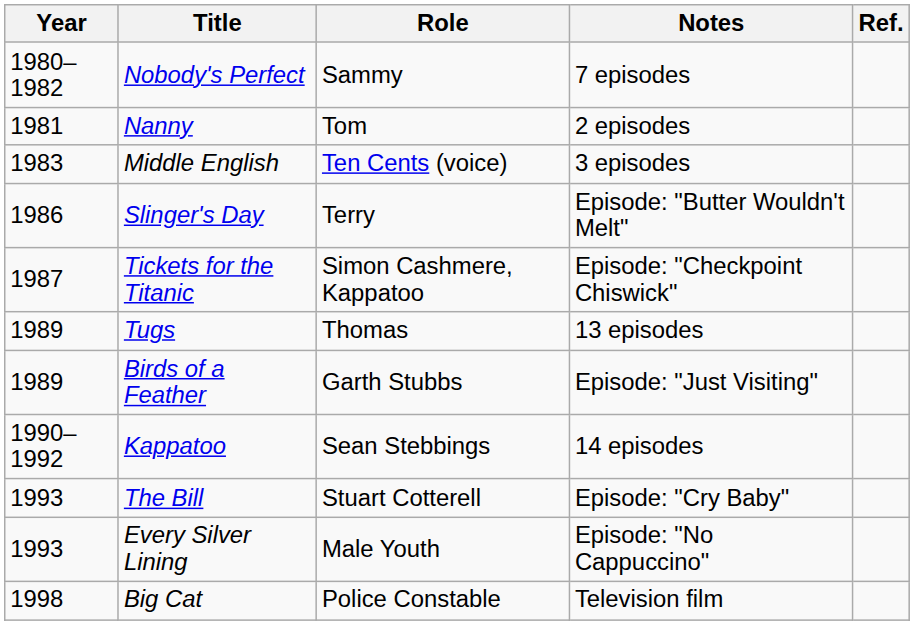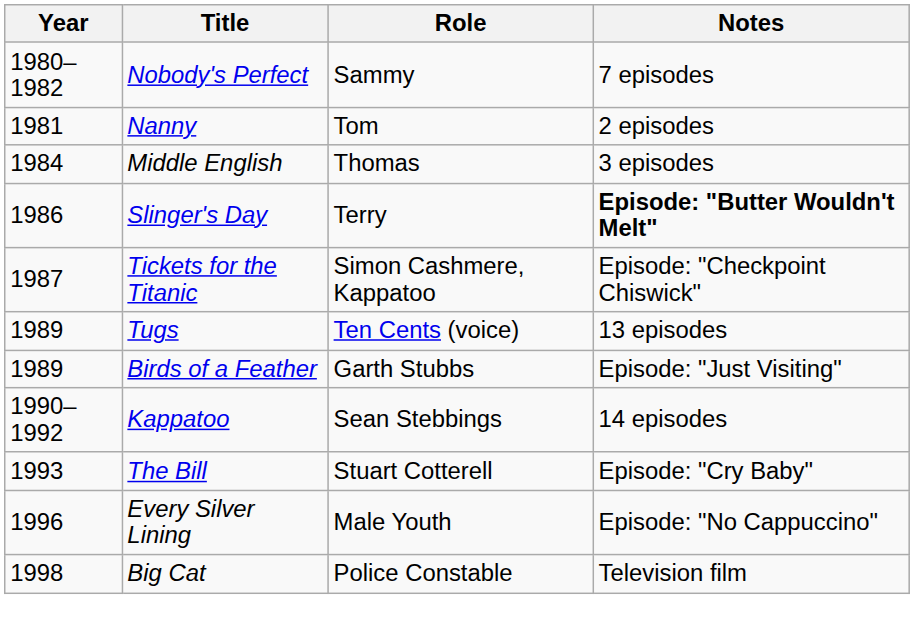- column: (881, 23)
(37, 163) 1983 -> (37, 163) 1984
(415, 163) Ten Cents (voice) -> (377, 163) Thomas
(710, 214) normal -> (747, 214) bold
(365, 330) Thomas -> (426, 330) Ten Cents (voice)
(37, 549) 1993 -> (37, 522) 1996
